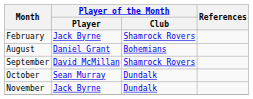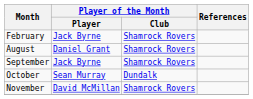(145, 50) Bohemians -> (159, 50) Shamrock Rovers
(86, 62) David McMillan -> (77, 62) Jack Byrne
(77, 88) Jack Byrne -> (86, 88) David McMillan
(140, 88) Dundalk -> (159, 88) Shamrock Rovers
